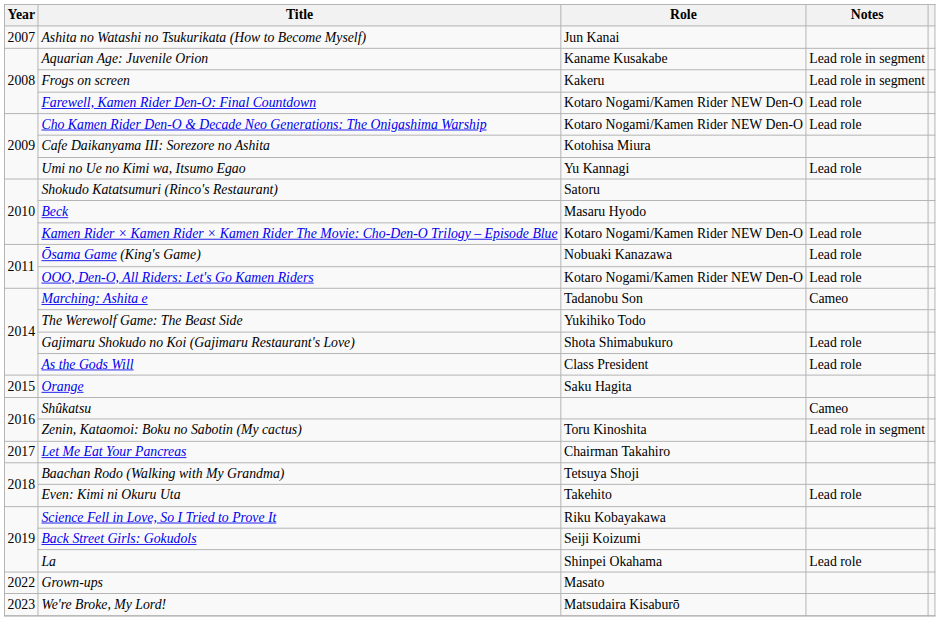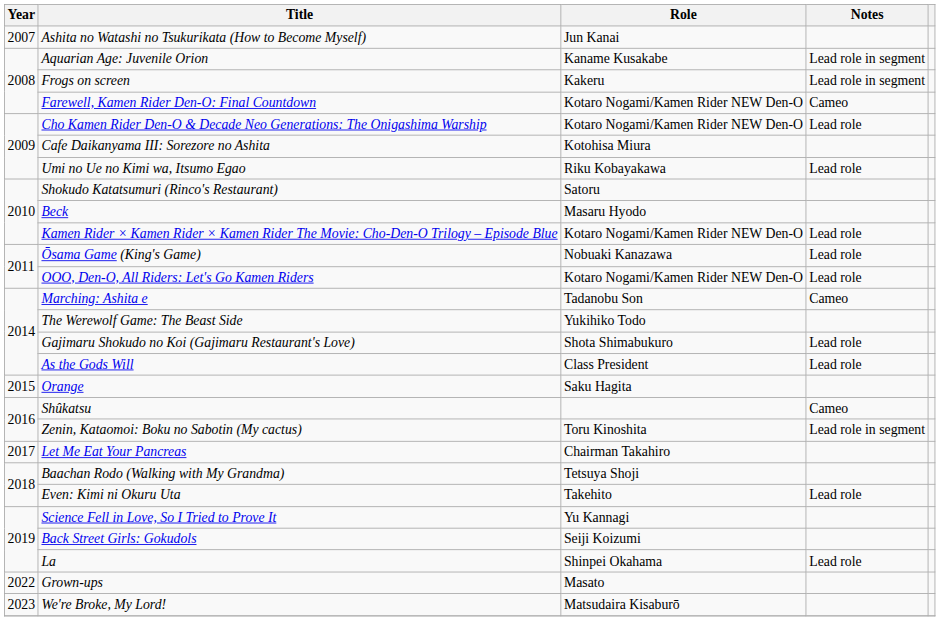(835, 102) Lead role -> (829, 102) Cameo
(597, 168) Yu Kannagi -> (615, 168) Riku Kobayakawa
(615, 517) Riku Kobayakawa -> (597, 517) Yu Kannagi
